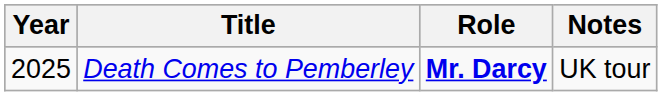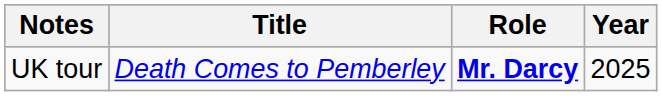columns swapped: (41, 25) <-> (605, 25)
